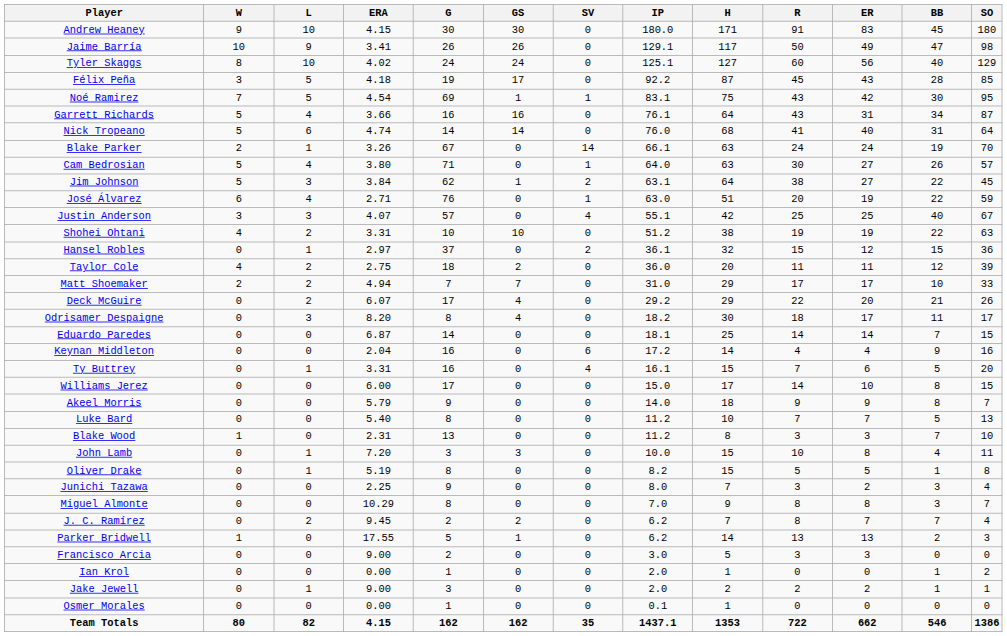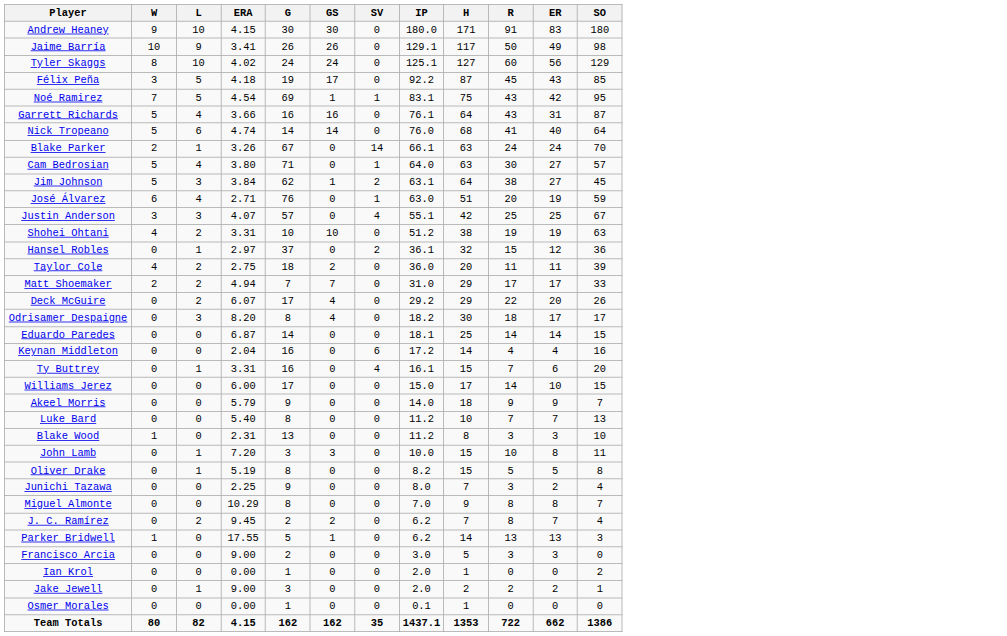- column: (937, 13)
